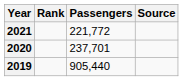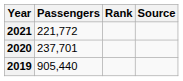columns swapped: (101, 13) <-> (51, 13)
